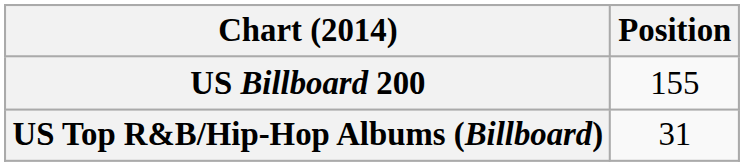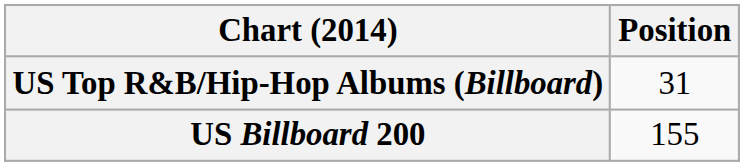rows swapped: (308, 82) <-> (308, 134)
